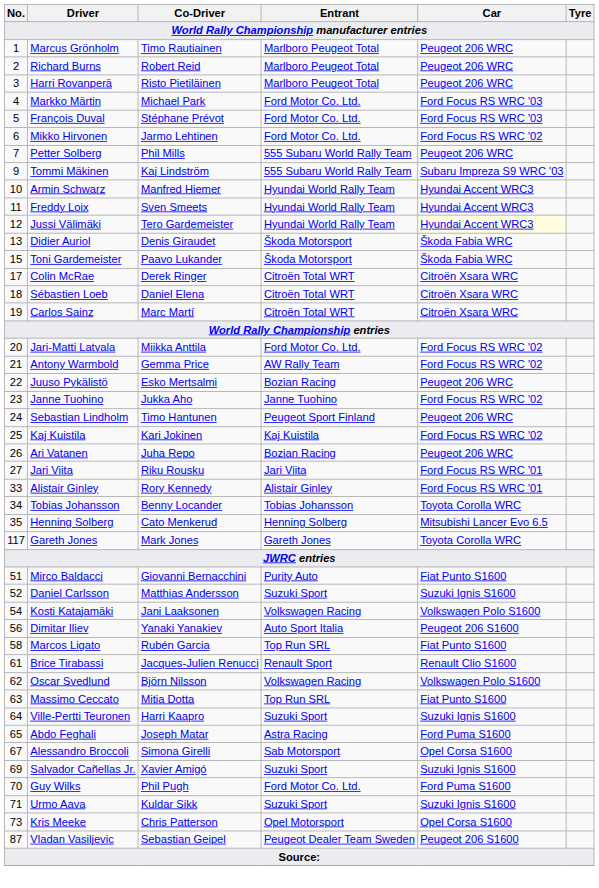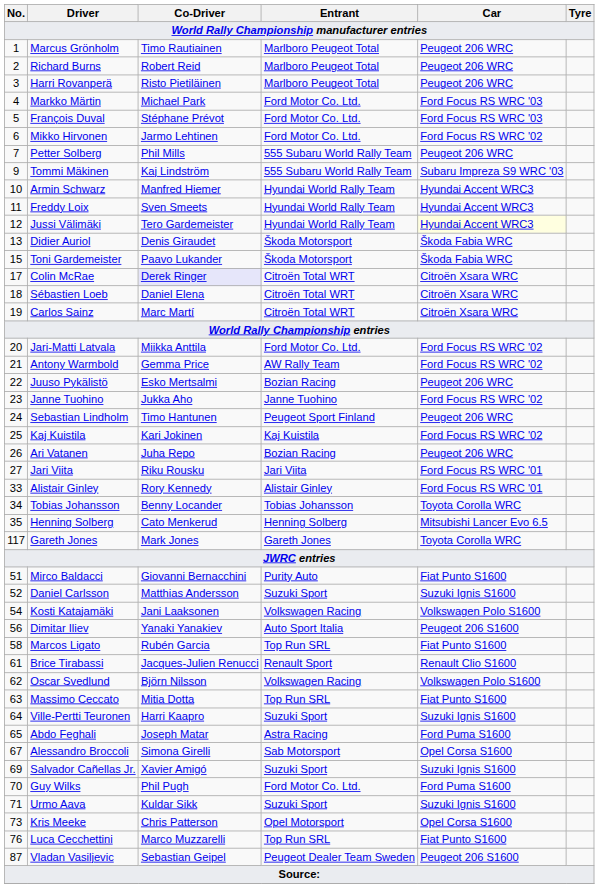(174, 276) no background -> (174, 276) lavender background
+ row: (71, 839)
